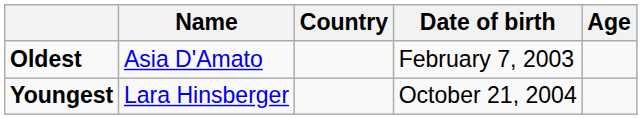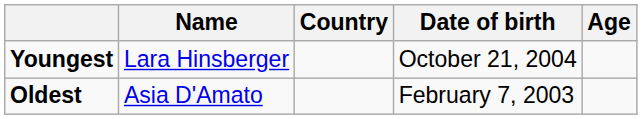rows swapped: (62, 95) <-> (46, 59)
